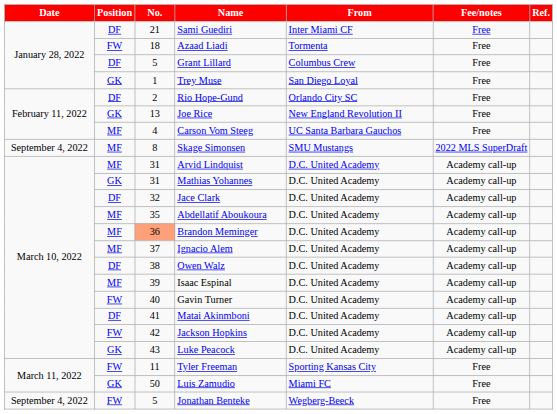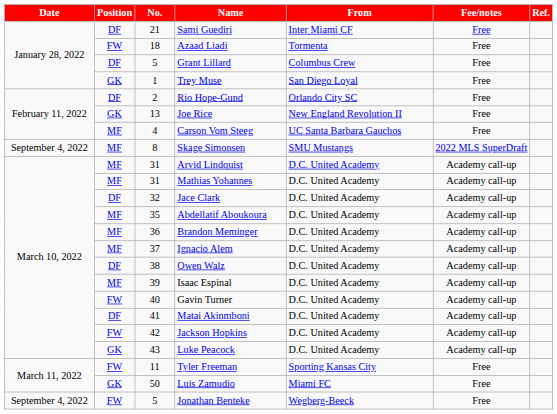(114, 181) GK -> (114, 181) MF
(155, 232) lightsalmon background -> (155, 232) no background
